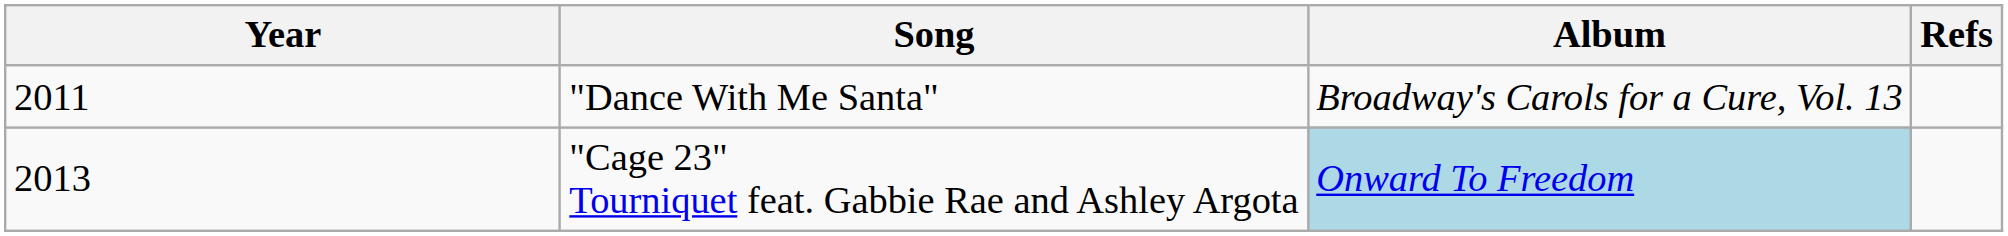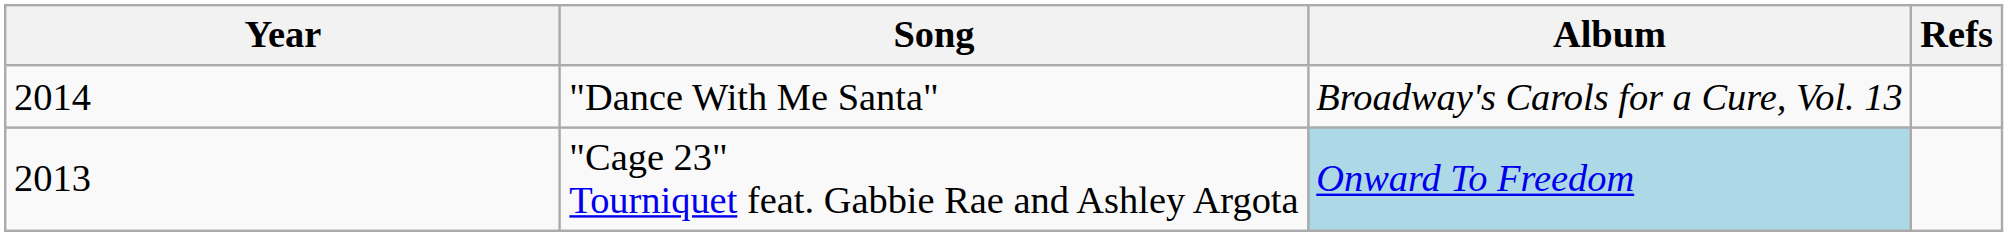(52, 95) 2011 -> (52, 95) 2014
